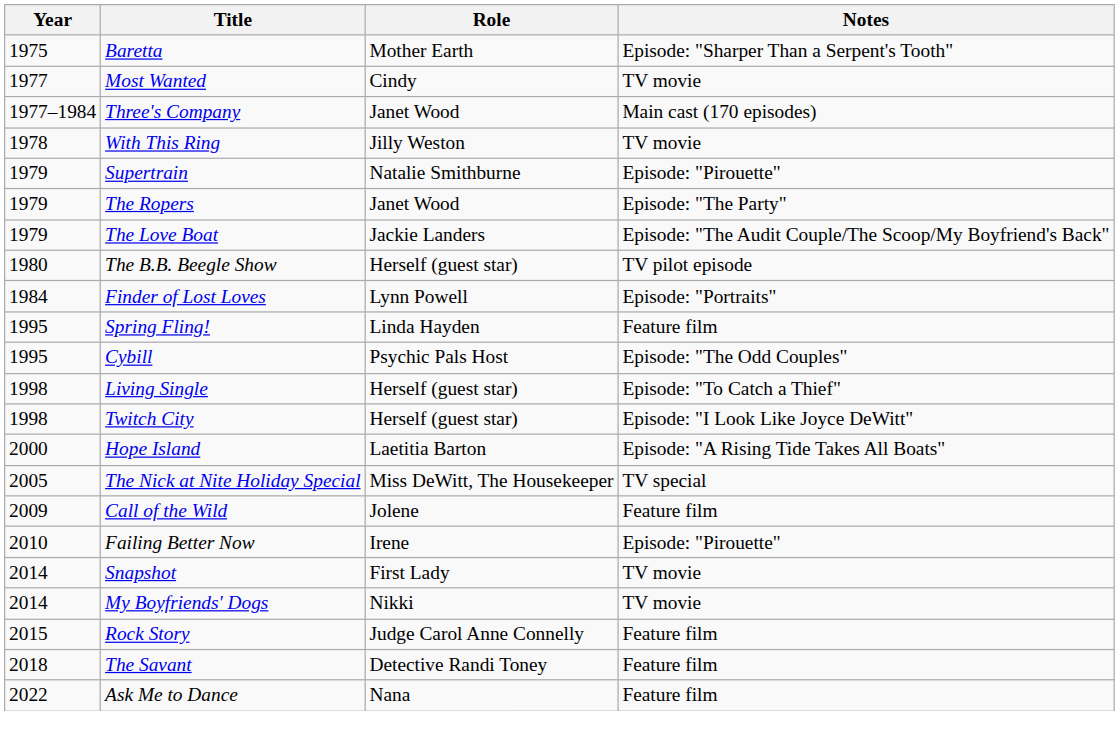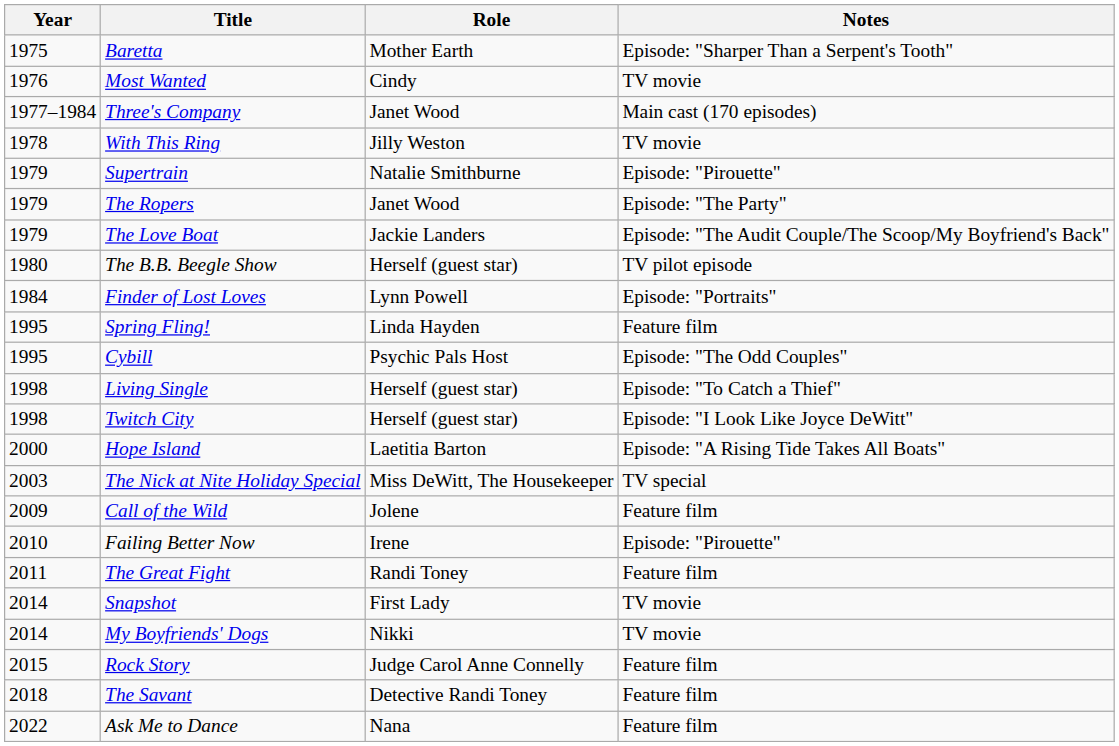(28, 81) 1977 -> (28, 81) 1976
(28, 480) 2005 -> (28, 480) 2003
+ row: (168, 572)
